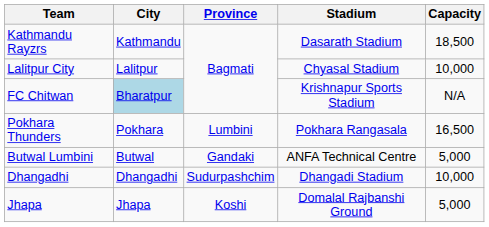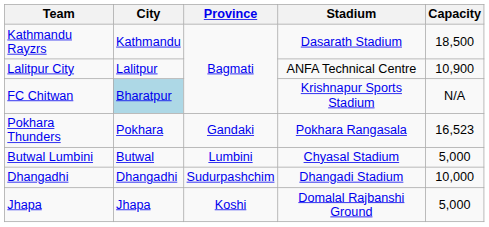(351, 68) Chyasal Stadium -> (351, 68) ANFA Technical Centre
(455, 68) 10,000 -> (455, 68) 10,900
(231, 130) Lumbini -> (231, 130) Gandaki
(455, 130) 16,500 -> (455, 130) 16,523
(231, 157) Gandaki -> (231, 157) Lumbini
(351, 157) ANFA Technical Centre -> (351, 157) Chyasal Stadium
